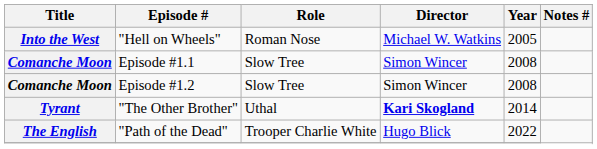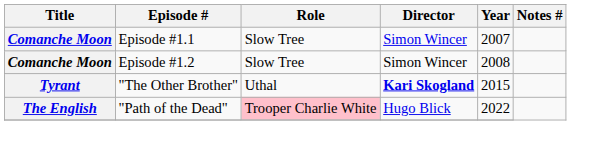- row: (170, 39)
(522, 62) 2008 -> (495, 39) 2007
(522, 108) 2014 -> (495, 85) 2015
(311, 131) no background -> (311, 108) pink background
